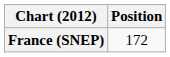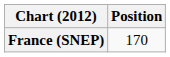(137, 39) 172 -> (137, 39) 170
